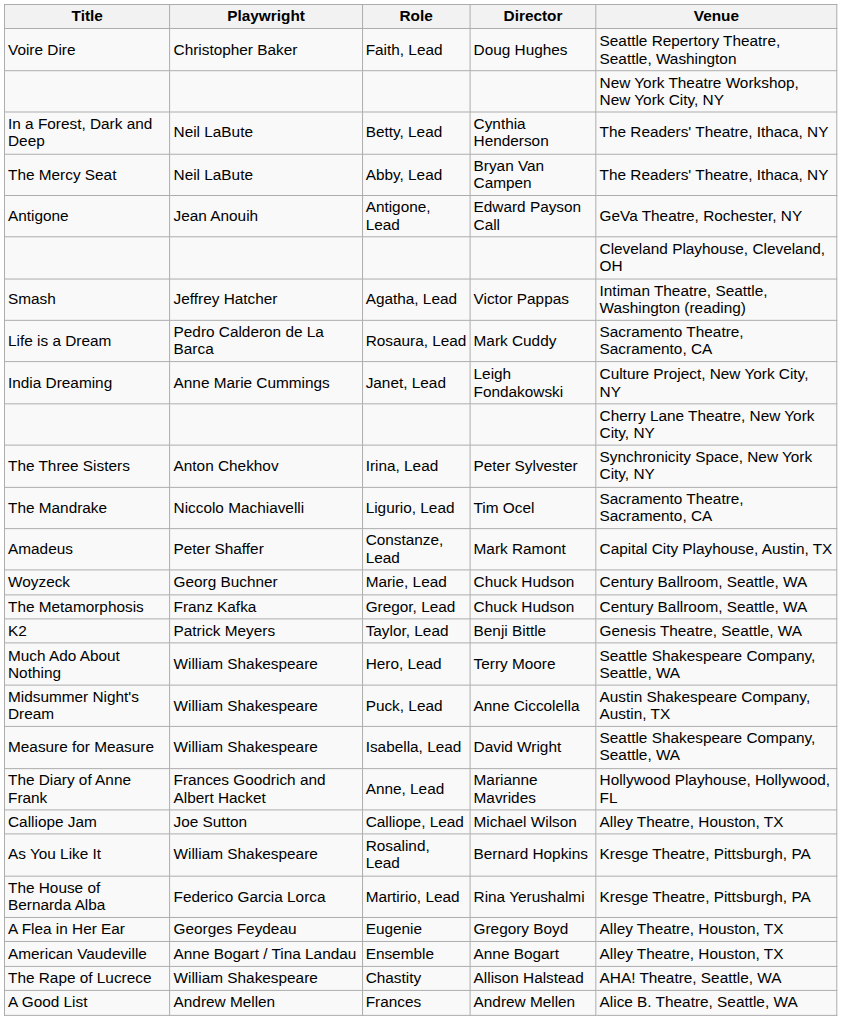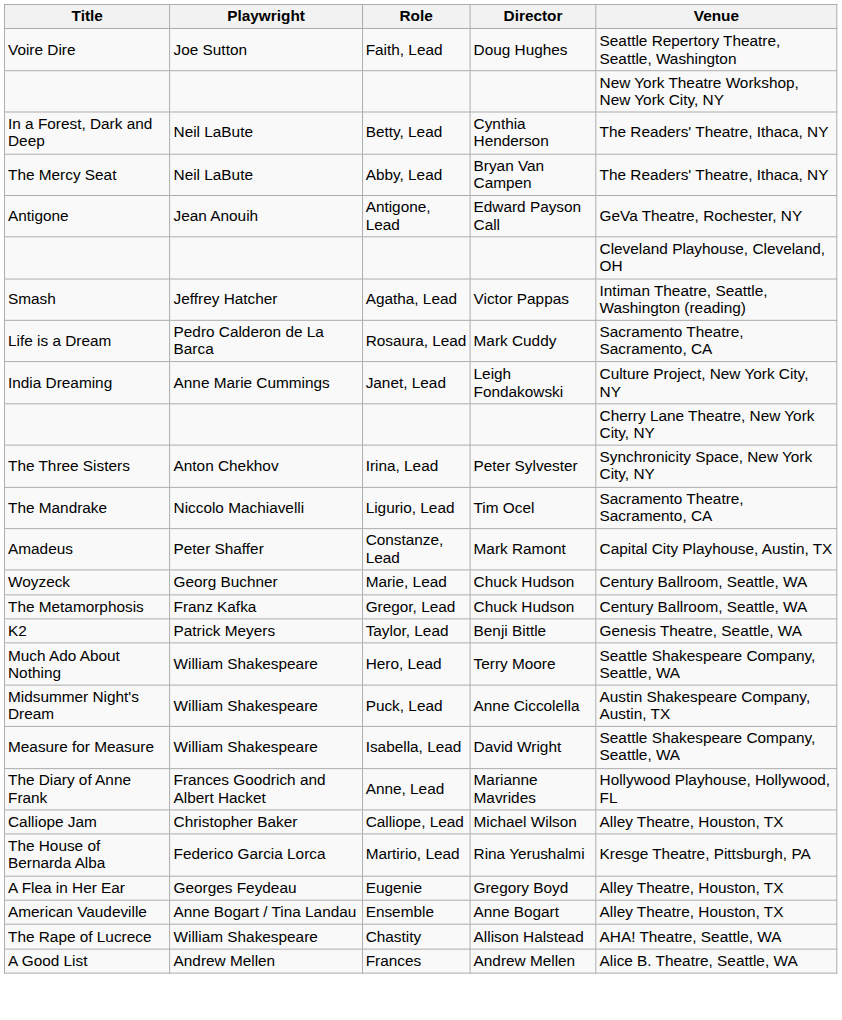(235, 49) Christopher Baker -> (210, 49) Joe Sutton
(210, 821) Joe Sutton -> (235, 821) Christopher Baker
- row: (55, 854)
